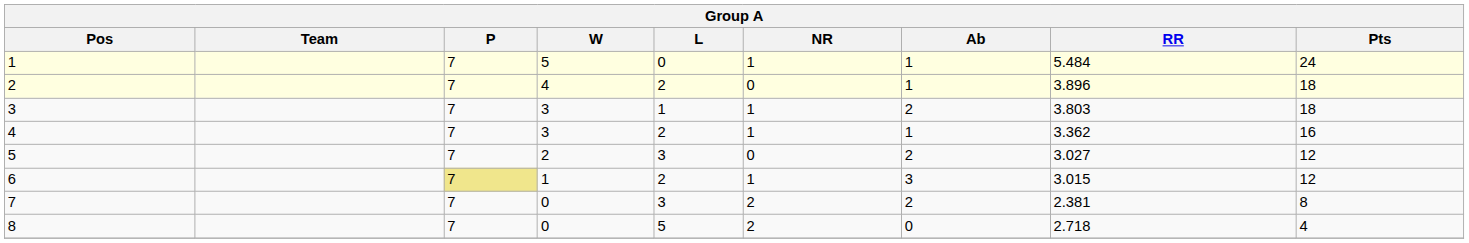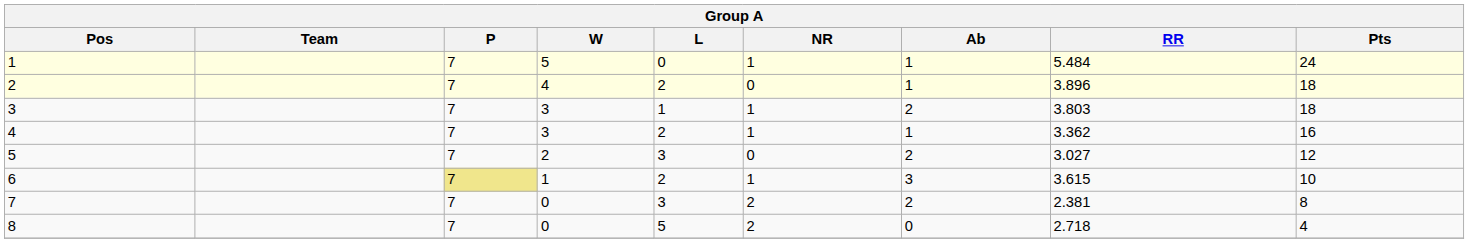(1072, 179) 3.015 -> (1072, 179) 3.615
(1308, 179) 12 -> (1308, 179) 10
